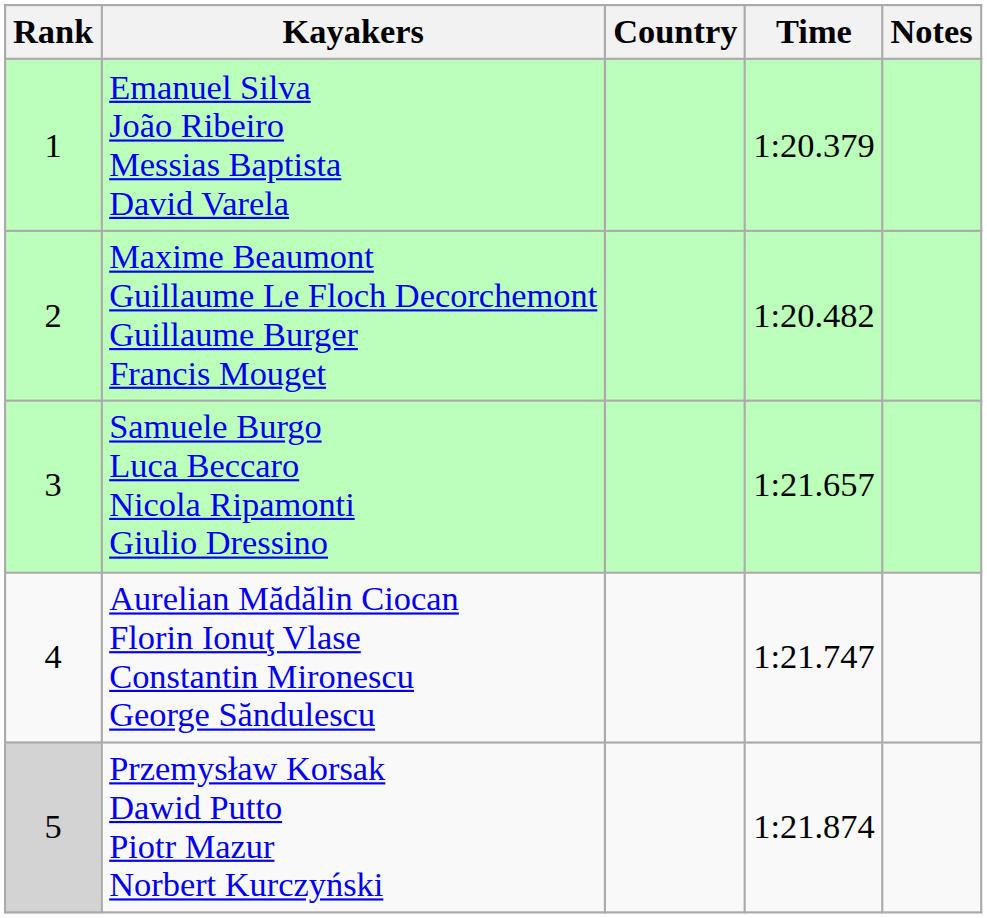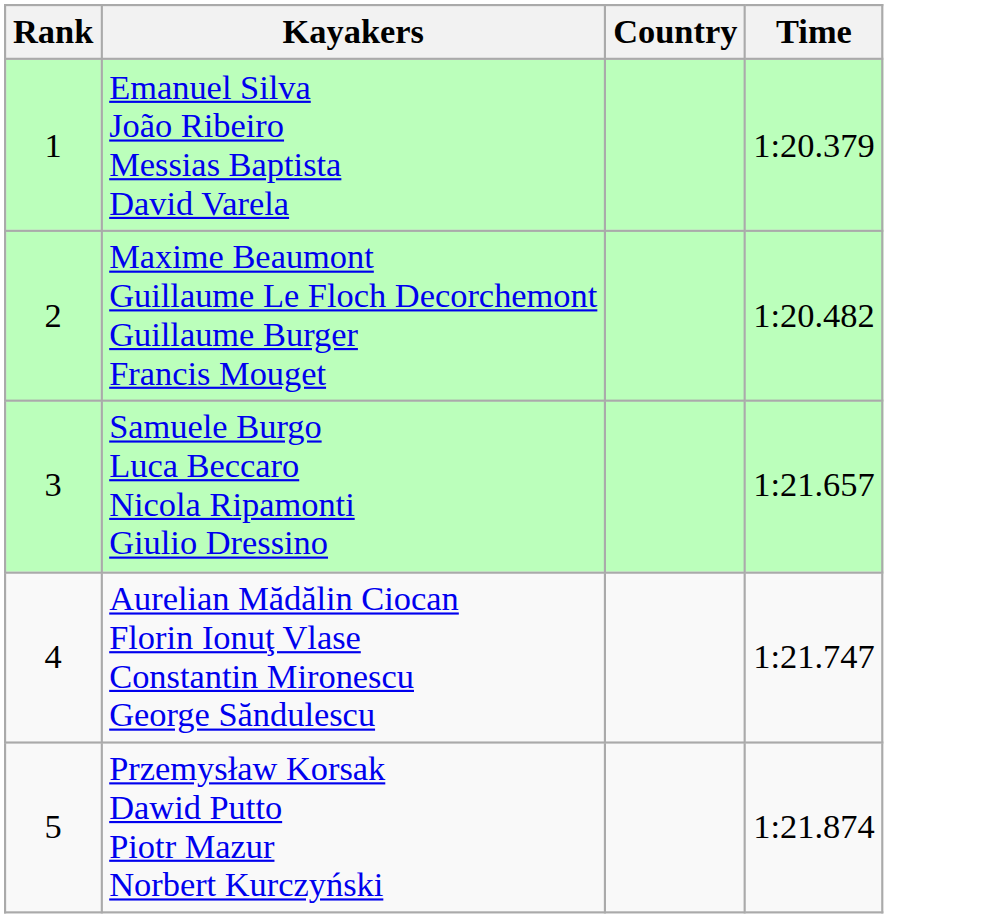- column: (932, 31)
(53, 827) lightgrey background -> (53, 827) no background
